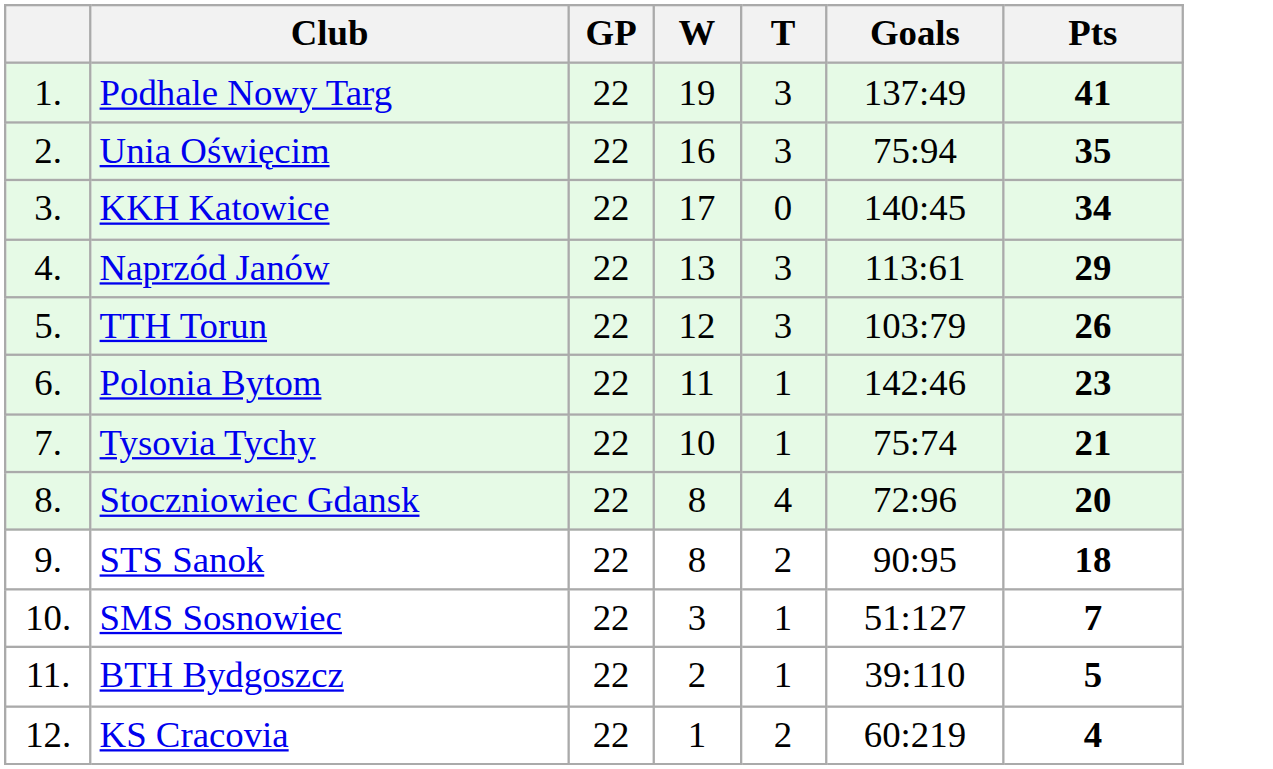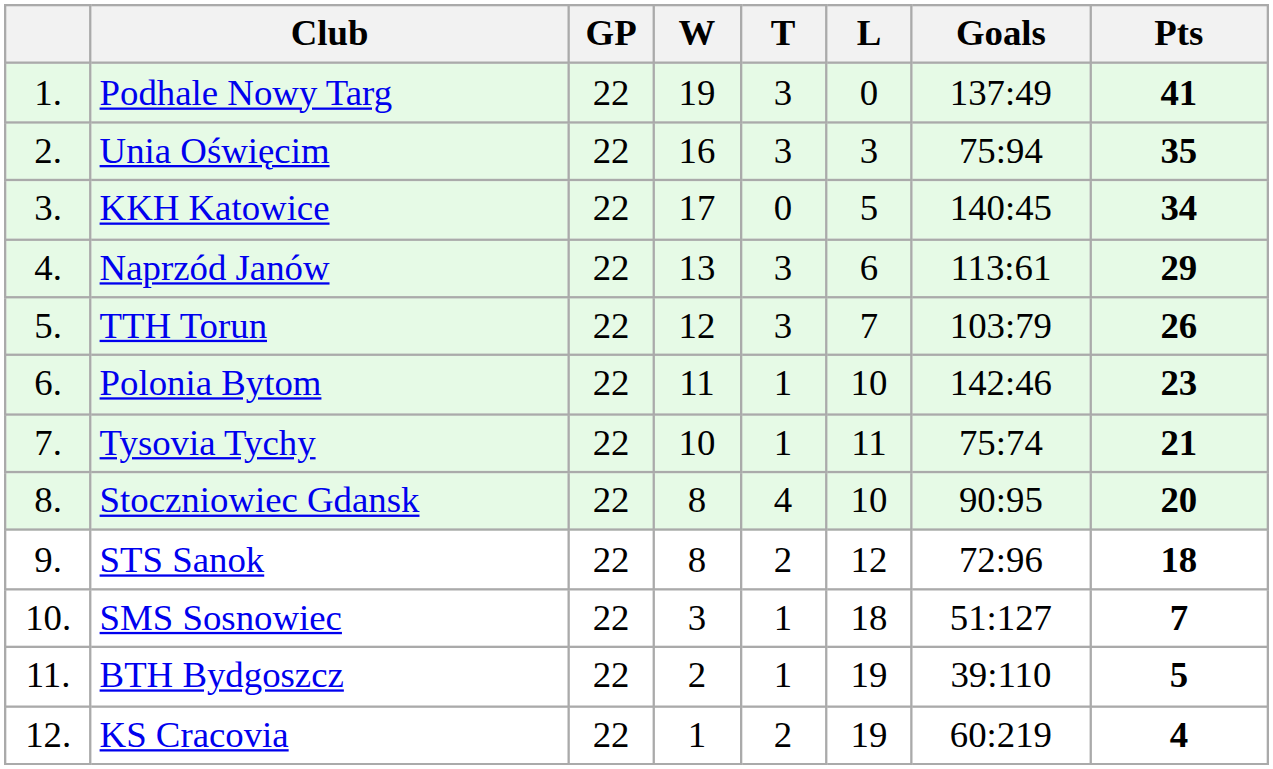+ column: (869, 33)
(915, 500) 72:96 -> (1001, 500) 90:95
(915, 558) 90:95 -> (1001, 558) 72:96
